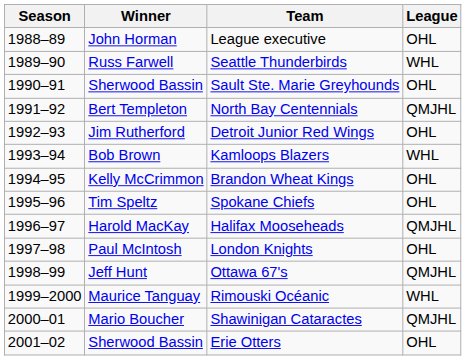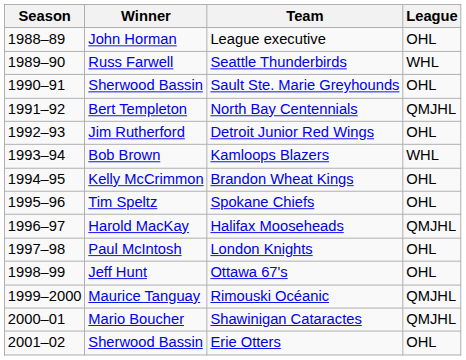(431, 272) QMJHL -> (421, 272) OHL
(423, 296) WHL -> (431, 296) QMJHL
